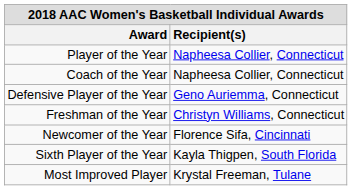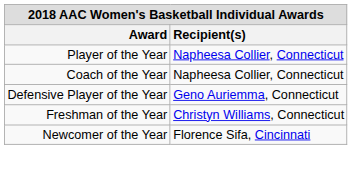- row: (101, 155)
- row: (106, 175)
